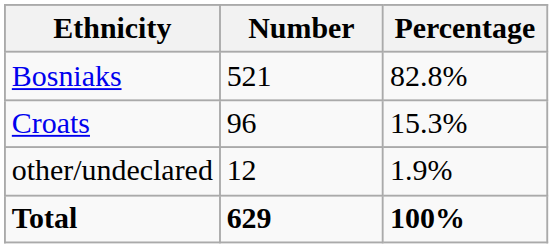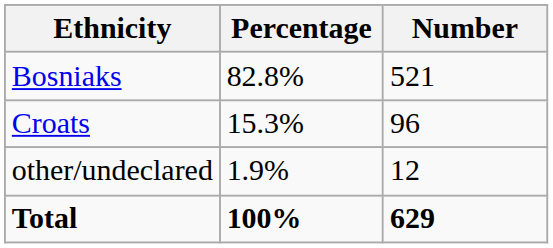columns swapped: (301, 28) <-> (465, 28)
